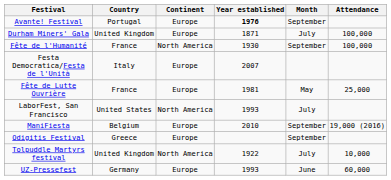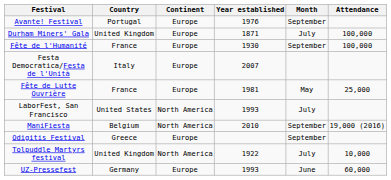(250, 22) bold -> (250, 22) normal
(185, 46) North America -> (185, 46) Europe
(185, 126) Europe -> (185, 126) North America
